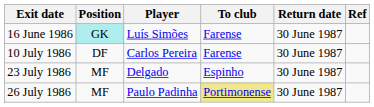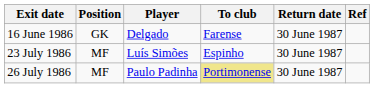(100, 33) paleturquoise background -> (100, 33) no background
(157, 33) Luís Simões -> (148, 33) Delgado
- row: (39, 53)
(148, 72) Delgado -> (157, 53) Luís Simões
